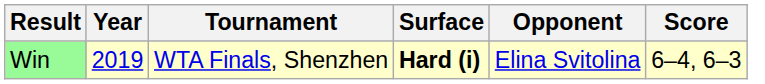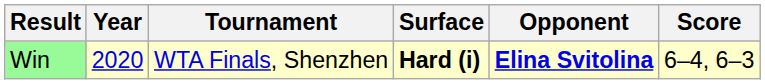(117, 59) 2019 -> (117, 59) 2020
(568, 59) normal -> (574, 59) bold
